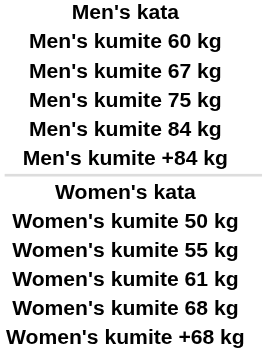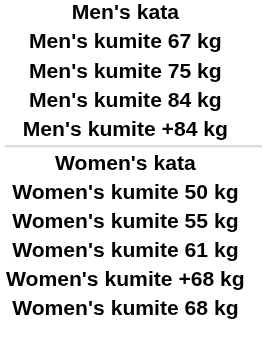- row: (125, 41)
rows swapped: (125, 308) <-> (125, 337)
